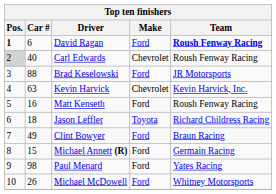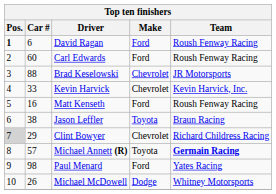(218, 43) bold -> (215, 43) normal
(9, 58) lightgrey background -> (9, 58) no background
(32, 58) 40 -> (32, 58) 60
(150, 58) Chevrolet -> (141, 58) Ford
(141, 74) Ford -> (150, 74) Chevrolet
(32, 89) 63 -> (32, 89) 33
(32, 120) 18 -> (32, 120) 38
(221, 120) Richard Childress Racing -> (199, 120) Braun Racing
(9, 136) no background -> (9, 136) lightgrey background
(32, 136) 49 -> (32, 136) 29
(141, 136) Ford -> (150, 136) Chevrolet
(199, 136) Braun Racing -> (221, 136) Richard Childress Racing
(32, 151) 15 -> (32, 151) 57
(141, 151) Ford -> (145, 151) Toyota
(204, 151) normal -> (206, 151) bold
(141, 182) Ford -> (144, 182) Dodge
